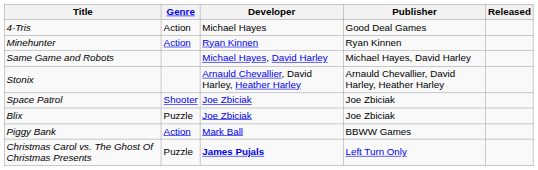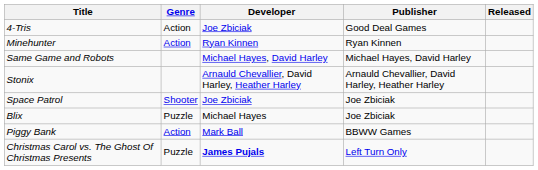(234, 27) Michael Hayes -> (227, 27) Joe Zbiciak
(227, 116) Joe Zbiciak -> (234, 116) Michael Hayes
